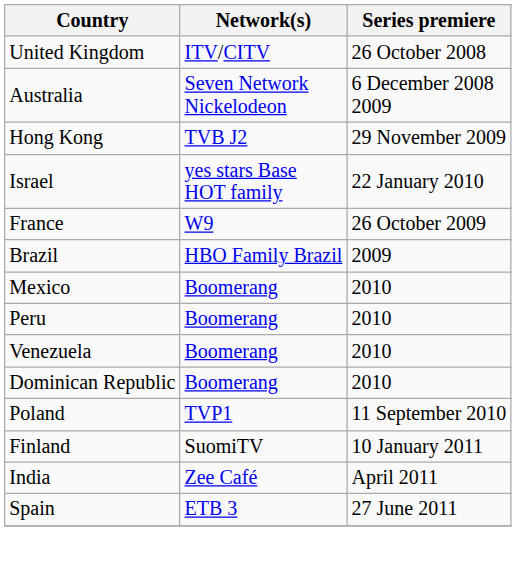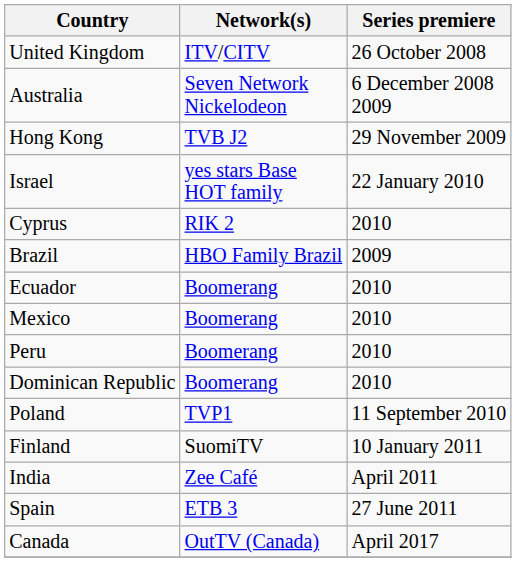+ row: (38, 223)
- row: (36, 223)
+ row: (43, 287)
- row: (50, 350)
+ row: (39, 541)
